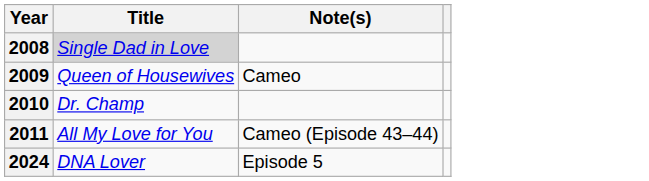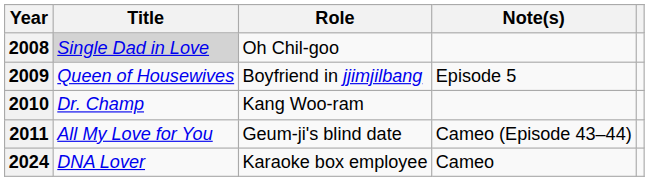+ column: (335, 18)
(272, 76) Cameo -> (476, 76) Episode 5
(283, 162) Episode 5 -> (465, 162) Cameo
